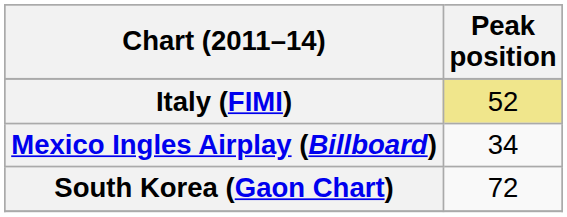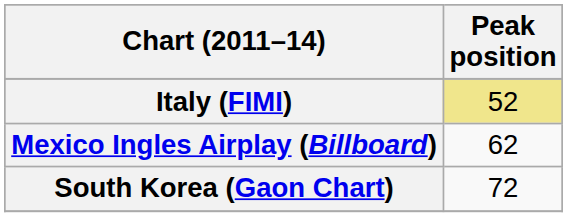(503, 144) 34 -> (503, 144) 62
